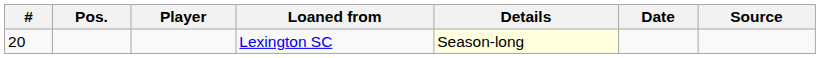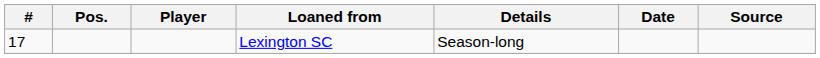(17, 42) 20 -> (17, 42) 17
(481, 42) lightyellow background -> (481, 42) no background
